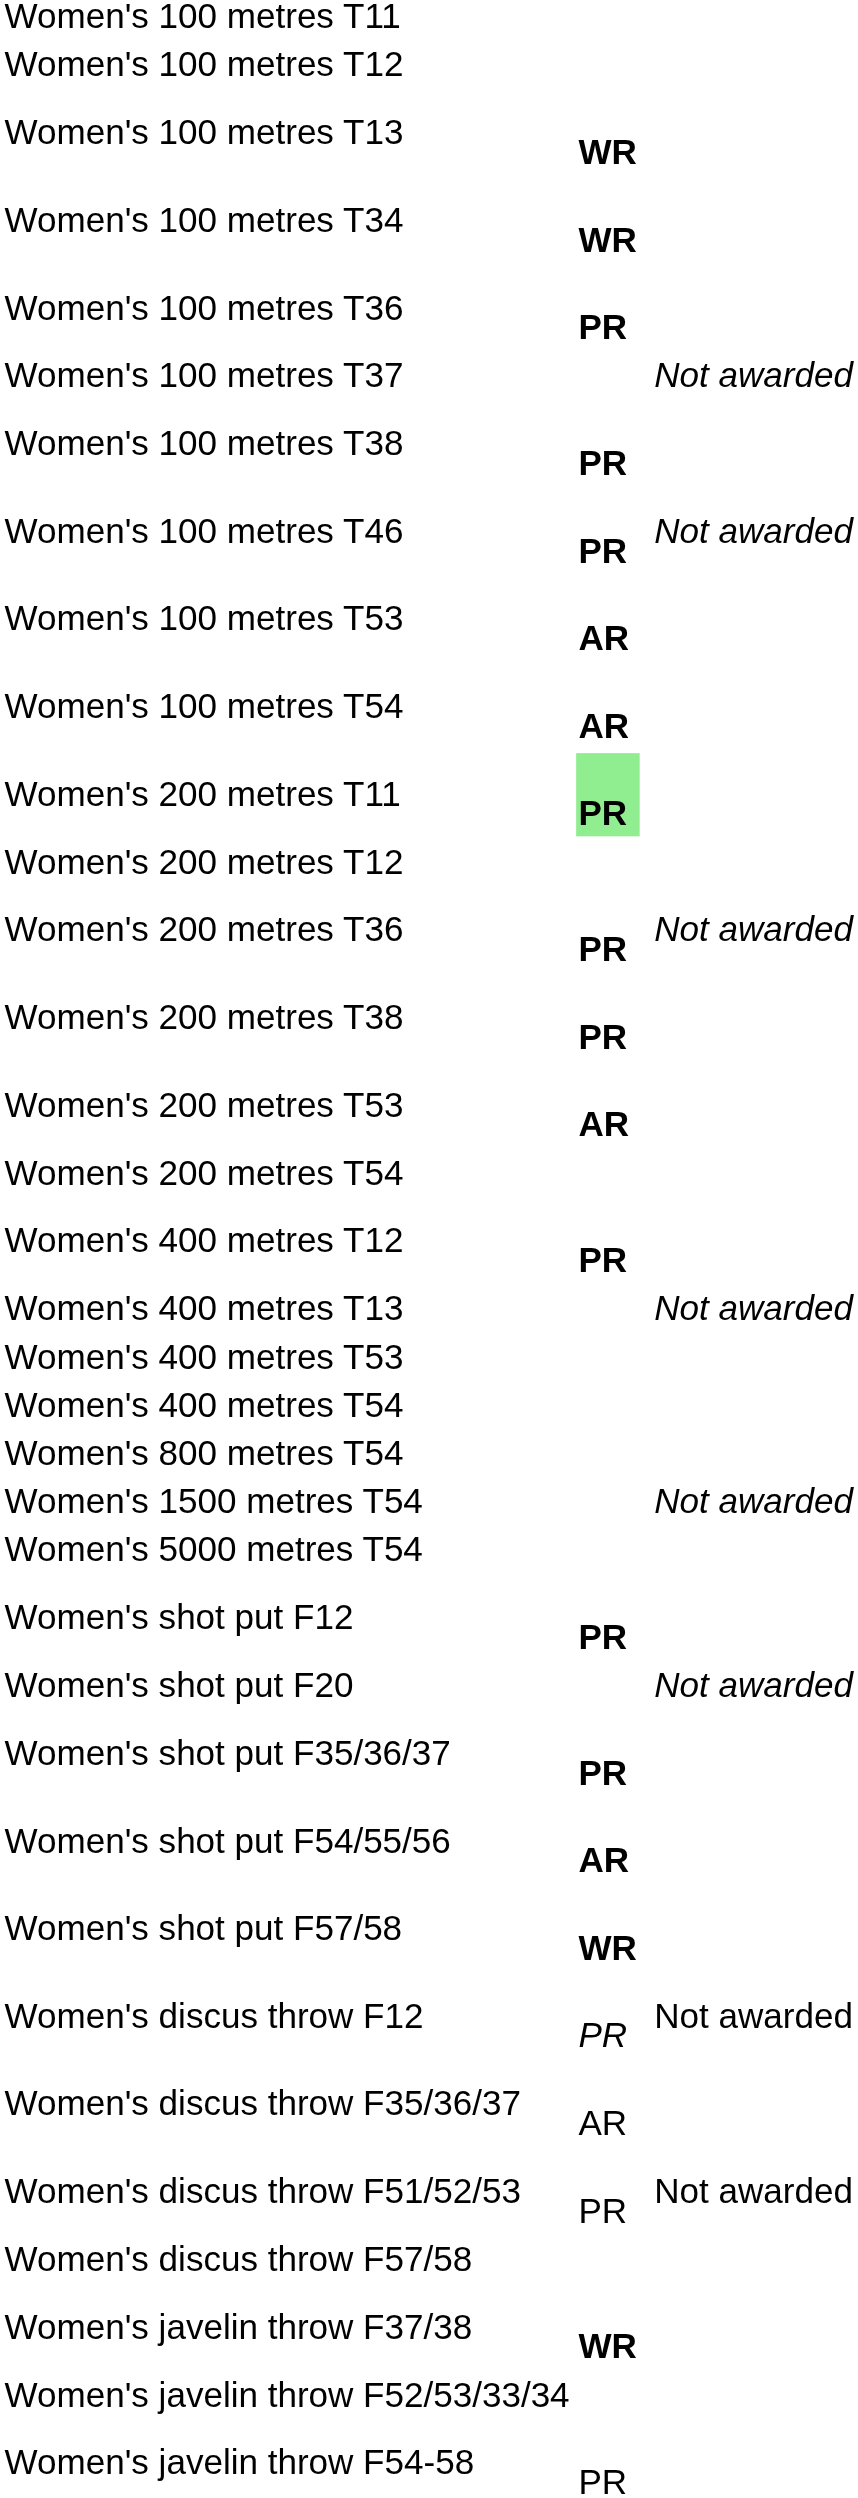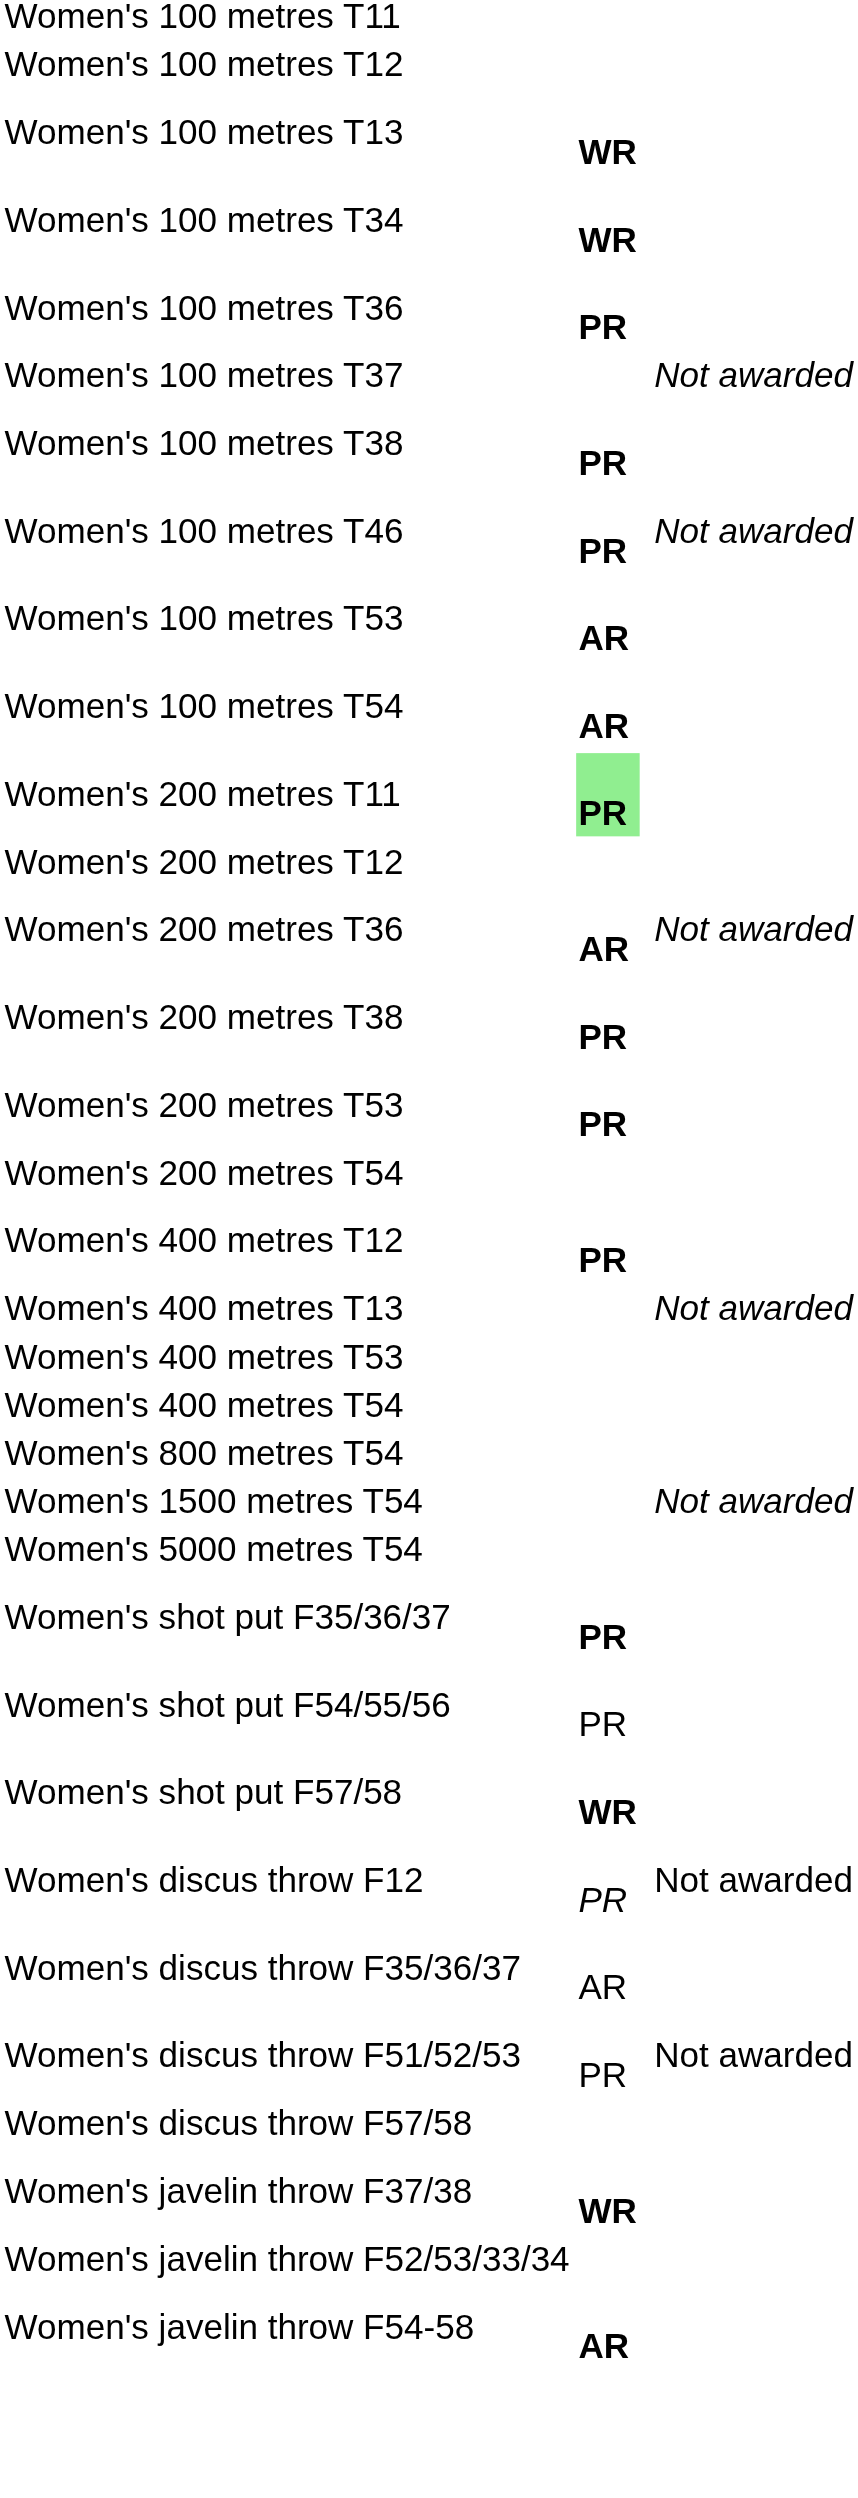(603, 949) PR -> (604, 949) AR
(604, 1124) AR -> (603, 1124) PR
- row: (179, 1617)
- row: (179, 1685)
(604, 1860) AR -> (603, 1724) PR
(603, 2482) PR -> (604, 2346) AR
